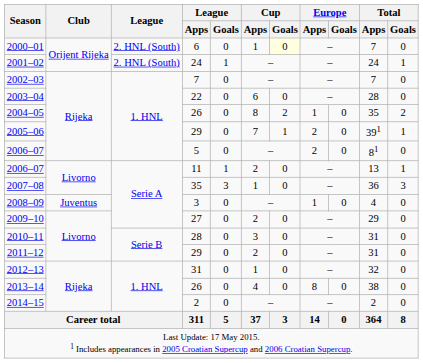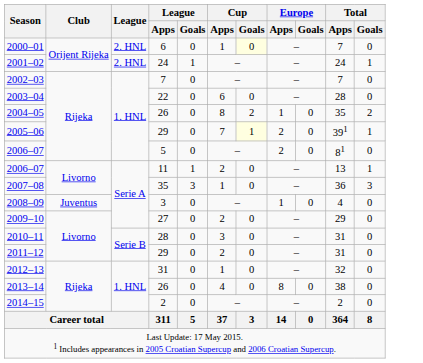(147, 46) 2. HNL (South) -> (130, 46) 2. HNL
(147, 63) 2. HNL (South) -> (130, 63) 2. HNL
(285, 131) no background -> (252, 131) lightyellow background
